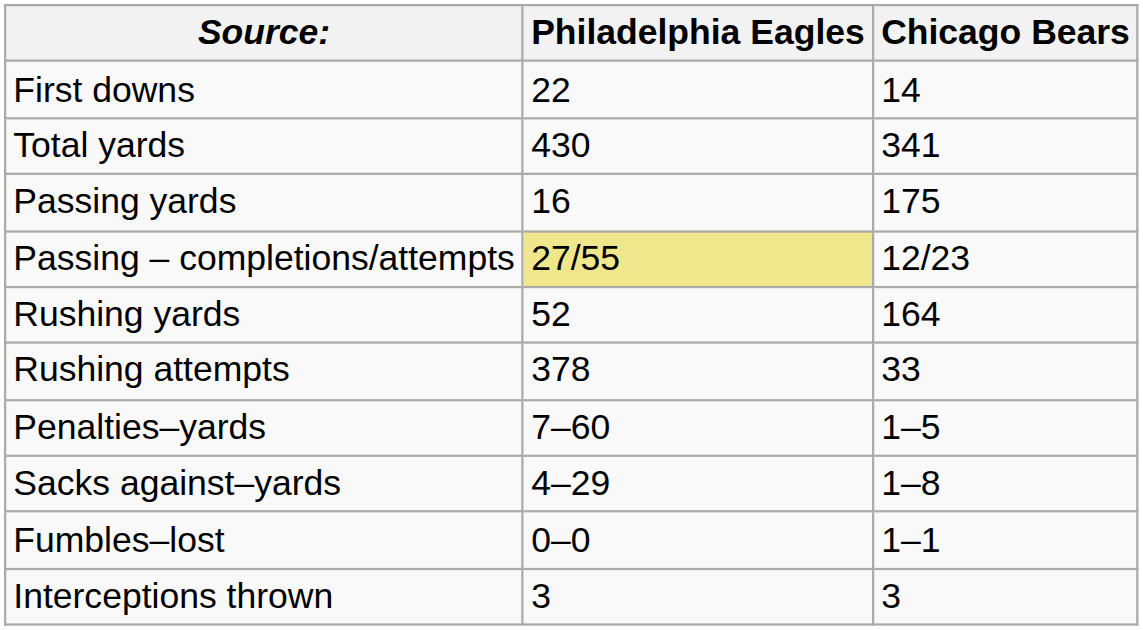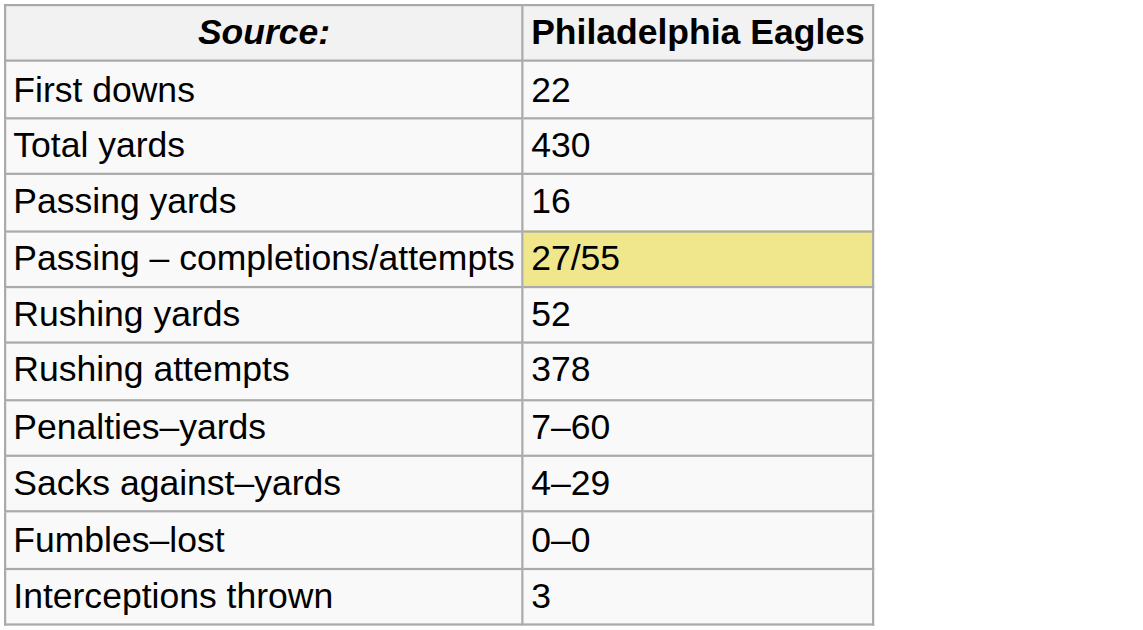- column: (1006, 32)
